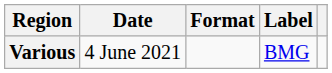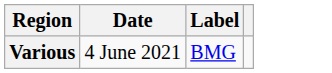- column: (222, 20)
